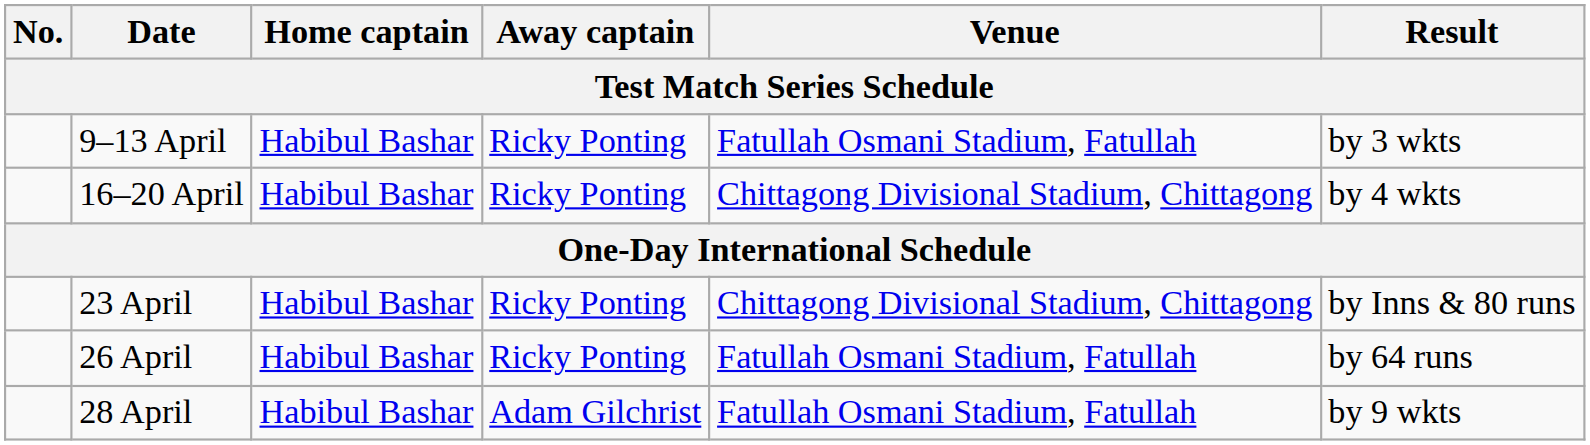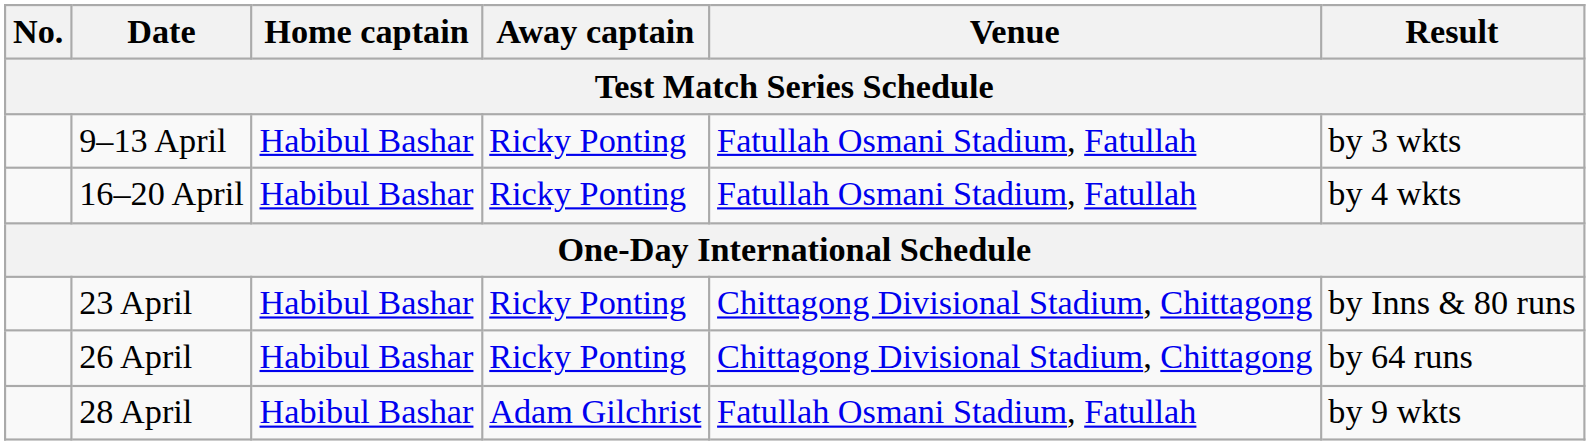(1015, 194) Chittagong Divisional Stadium, Chittagong -> (957, 194) Fatullah Osmani Stadium, Fatullah
(957, 357) Fatullah Osmani Stadium, Fatullah -> (1015, 357) Chittagong Divisional Stadium, Chittagong
